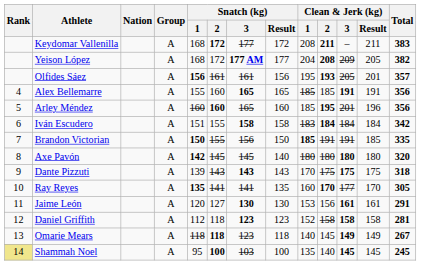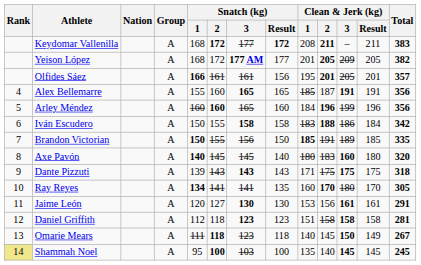(282, 44) normal -> (282, 44) bold
(308, 60) 204 -> (308, 60) 201
(327, 60) 208 -> (327, 60) 205
(197, 76) 156 -> (197, 76) 166
(327, 76) 193 -> (327, 76) 201
(327, 92) 185 -> (327, 92) 187
(308, 108) 185 -> (308, 108) 184
(327, 108) 195 -> (327, 108) 196
(347, 108) 201 -> (347, 108) 199
(197, 124) 151 -> (197, 124) 150
(327, 124) 184 -> (327, 124) 188
(347, 124) 184 -> (347, 124) 186
(347, 140) 191 -> (347, 140) 189
(197, 156) 142 -> (197, 156) 140
(327, 156) 180 -> (327, 156) 183
(347, 156) 180 -> (347, 156) 160
(308, 172) 170 -> (308, 172) 171
(197, 188) 135 -> (197, 188) 134
(347, 188) 177 -> (347, 188) 180
(308, 220) 152 -> (308, 220) 151
(197, 236) 118 -> (197, 236) 111
(347, 236) 149 -> (347, 236) 150
